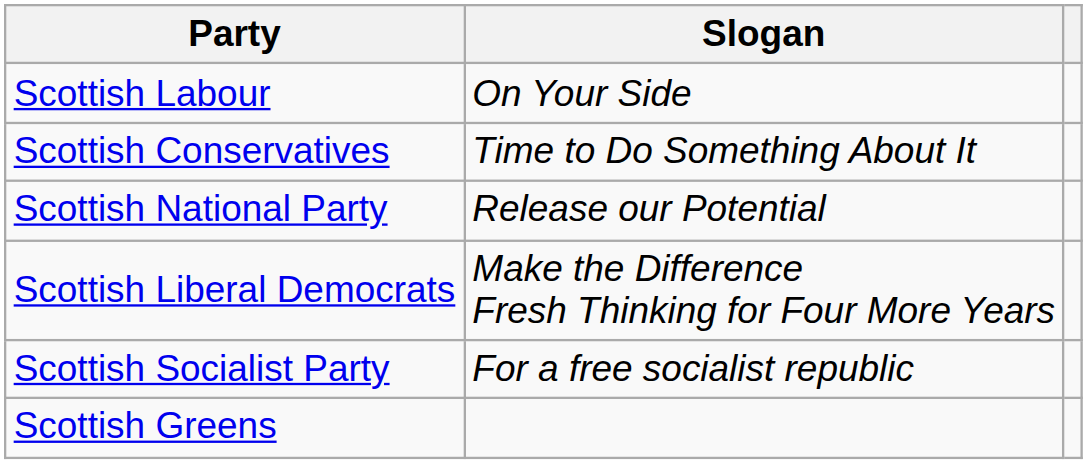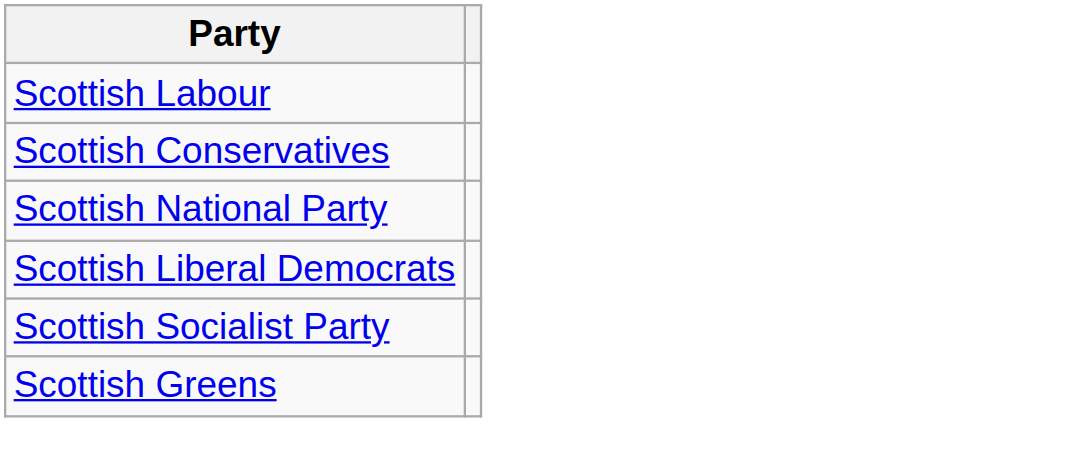- column: (764, 33)
